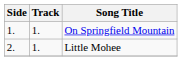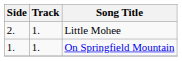rows swapped: (119, 30) <-> (93, 47)
